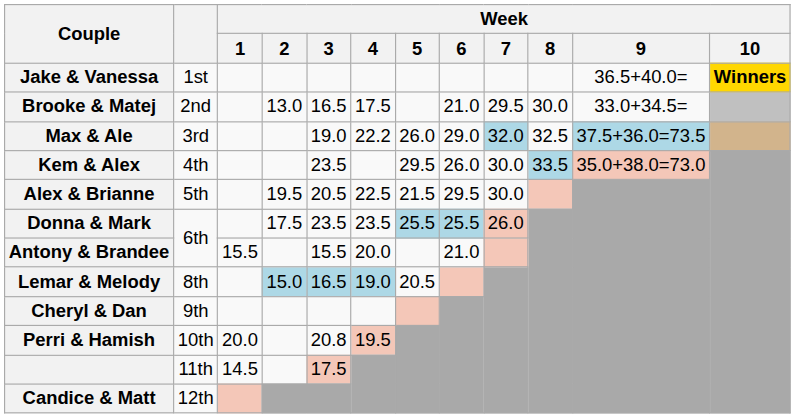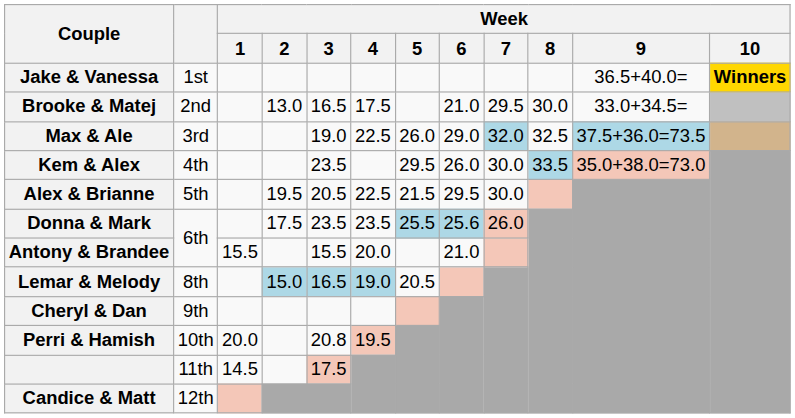(373, 135) 22.2 -> (373, 135) 22.5
(461, 223) 25.5 -> (461, 223) 25.6
